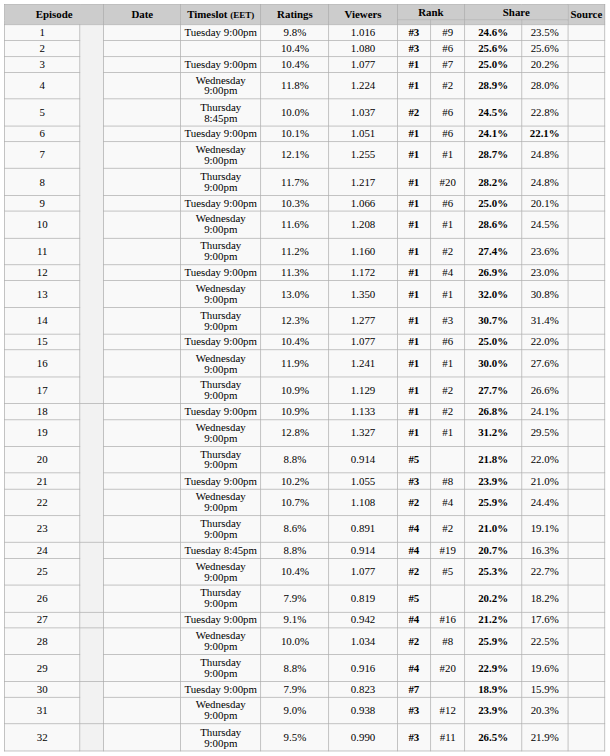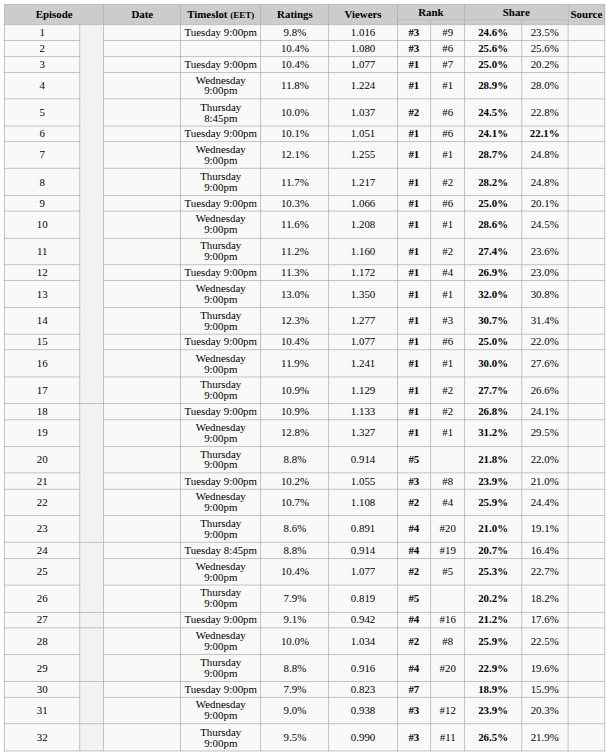(448, 85) #2 -> (448, 85) #1
(448, 182) #20 -> (448, 182) #2
(448, 529) #2 -> (448, 529) #20
(545, 550) 16.3% -> (545, 550) 16.4%
